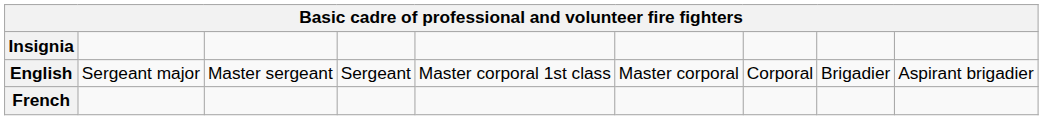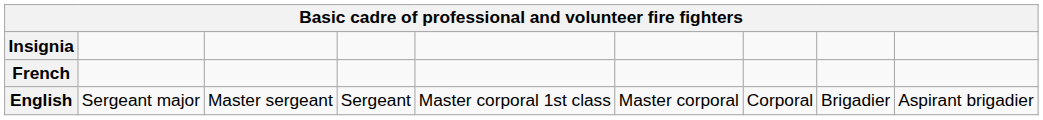rows swapped: (41, 100) <-> (41, 73)
